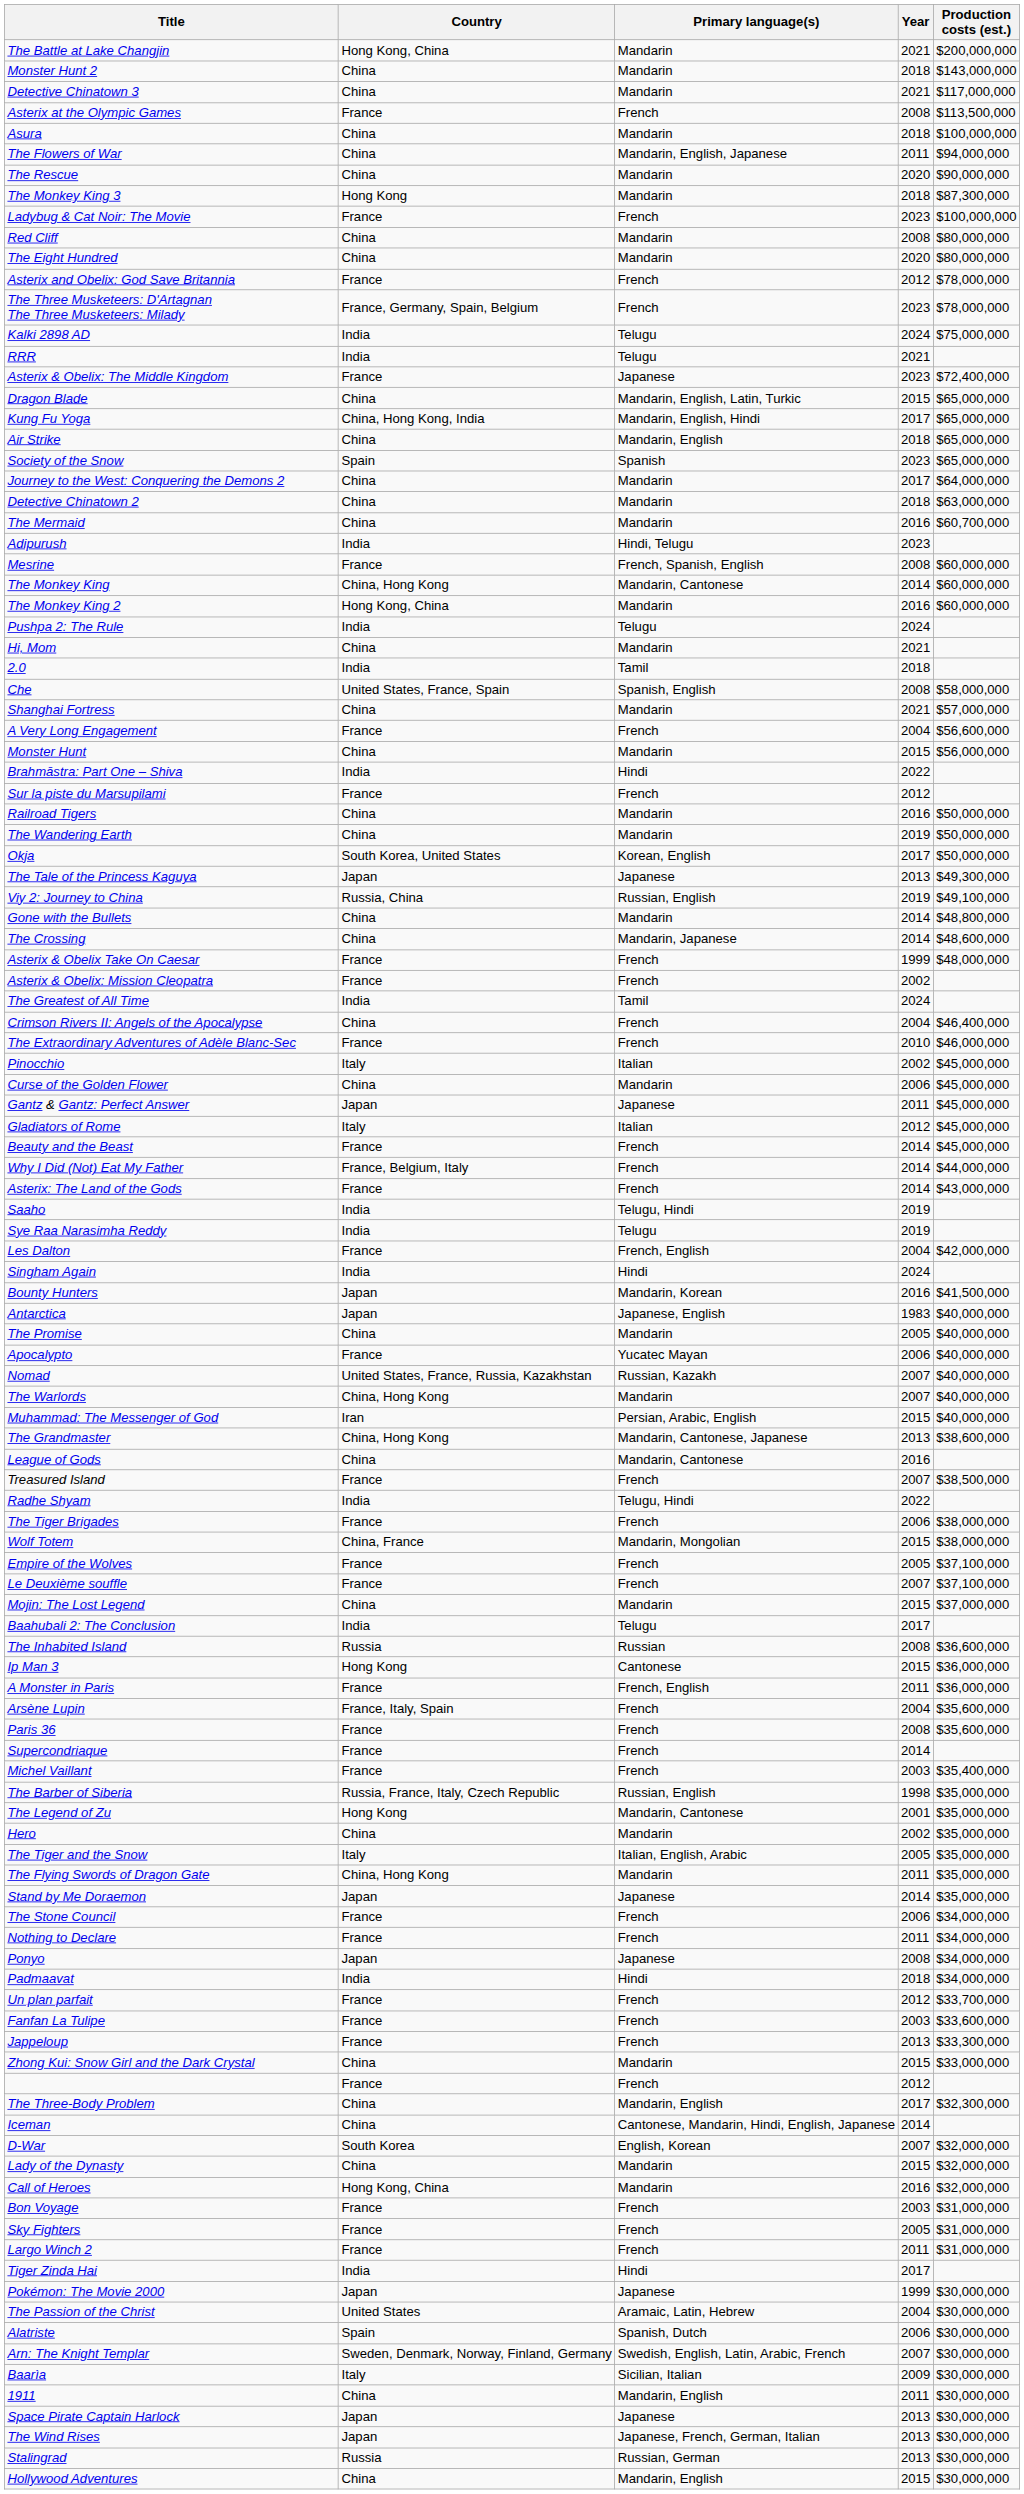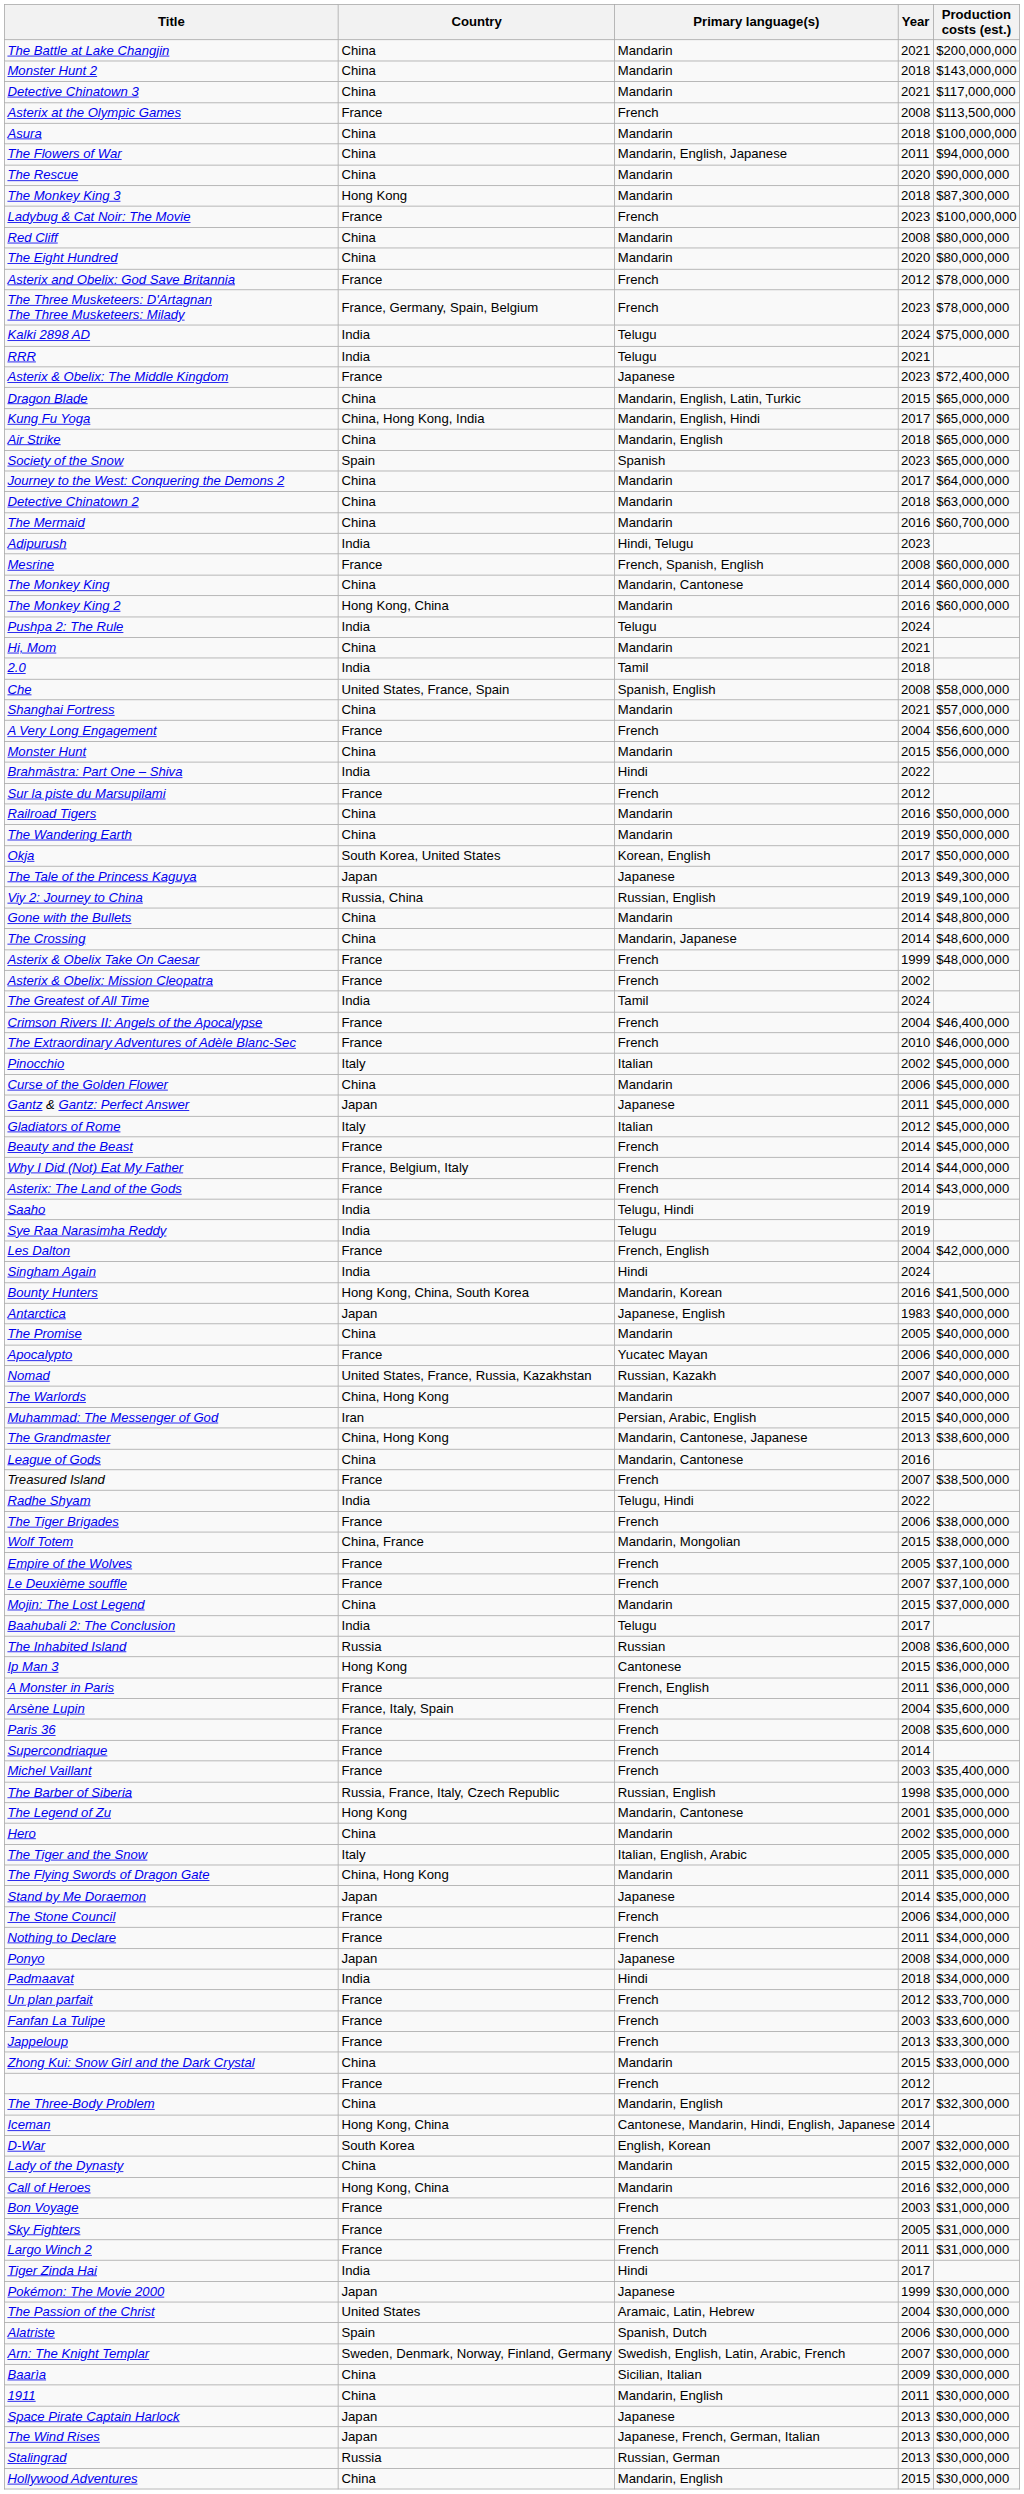(395, 50) Hong Kong, China -> (359, 50) China
(395, 585) China, Hong Kong -> (359, 585) China
(359, 1022) China -> (362, 1022) France
(359, 1292) Japan -> (435, 1292) Hong Kong, China, South Korea
(359, 2125) China -> (395, 2125) Hong Kong, China
(354, 2374) Italy -> (359, 2374) China
